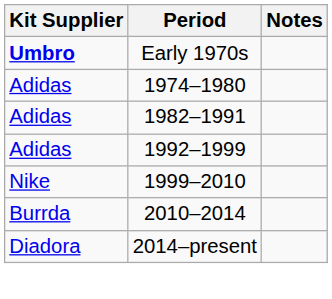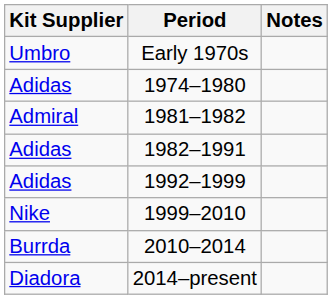(42, 52) bold -> (40, 52) normal
+ row: (195, 117)
